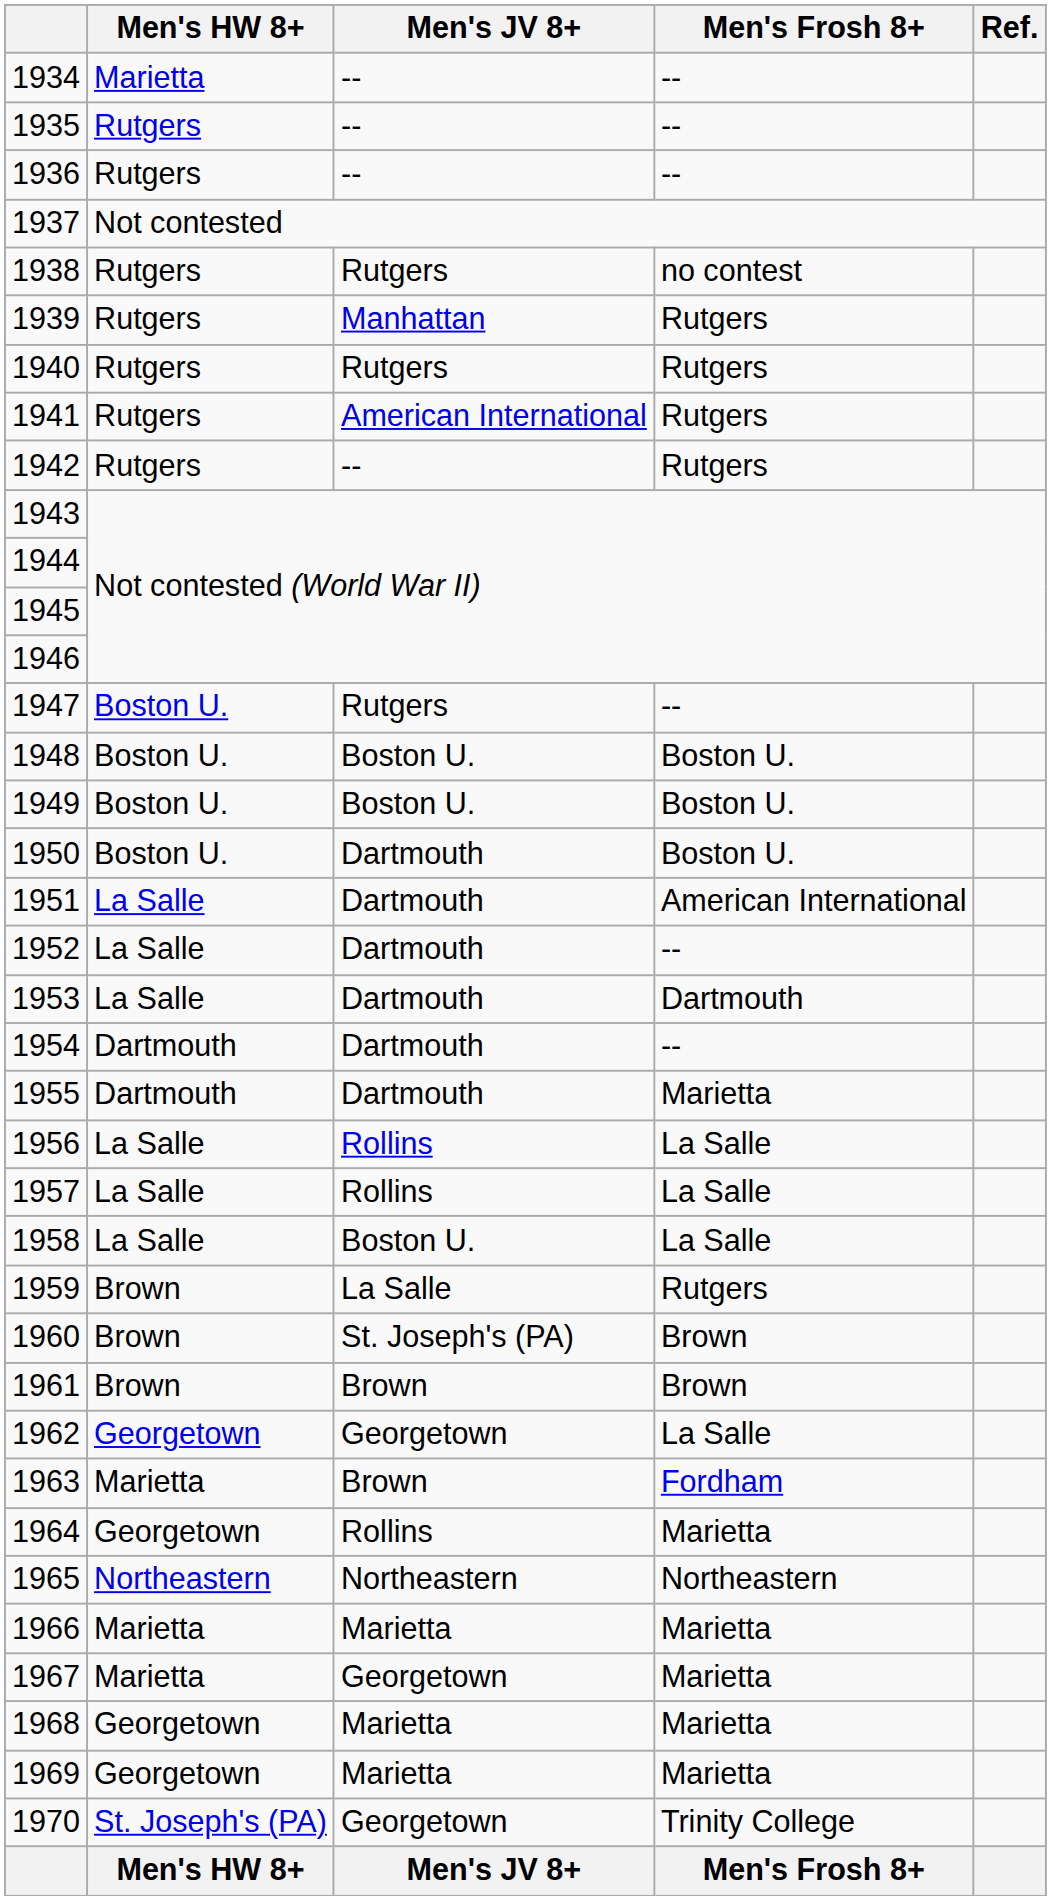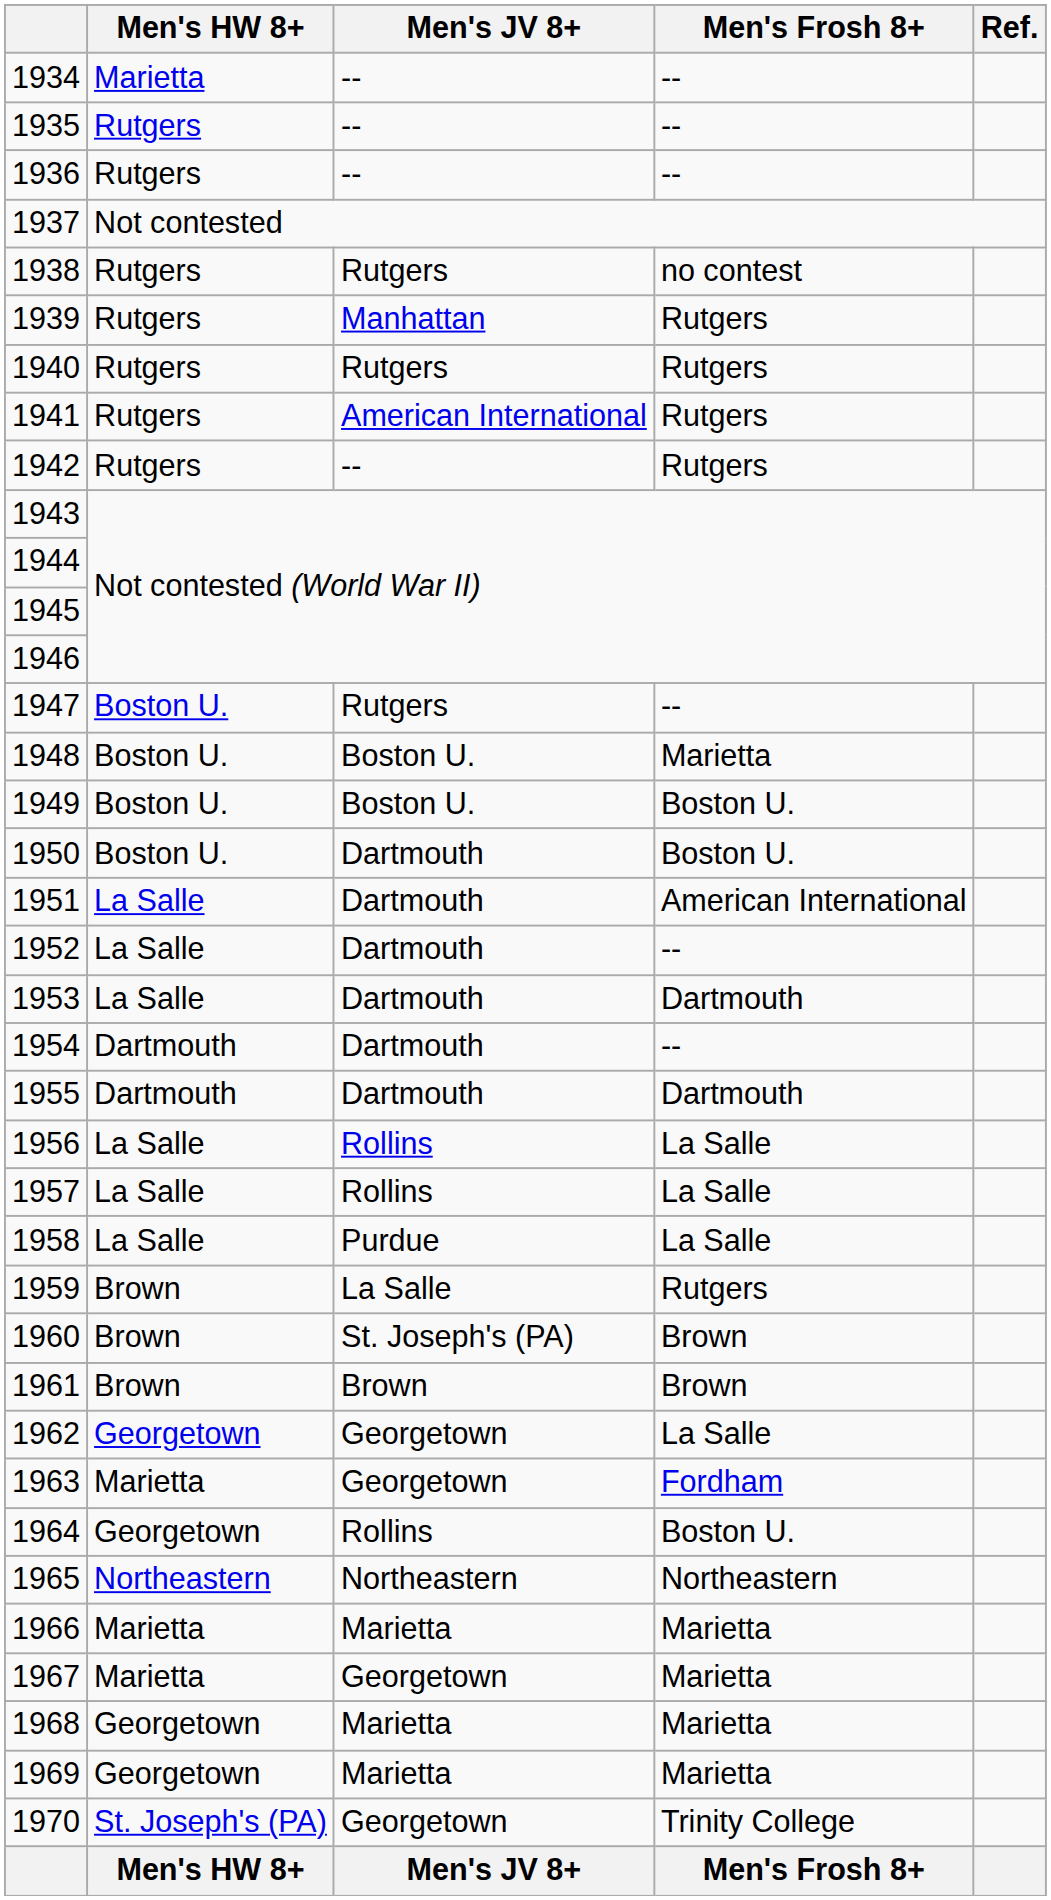(728, 755) Boston U. -> (716, 755) Marietta
(716, 1094) Marietta -> (732, 1094) Dartmouth
(408, 1240) Boston U. -> (390, 1240) Purdue
(384, 1482) Brown -> (424, 1482) Georgetown
(716, 1531) Marietta -> (728, 1531) Boston U.
